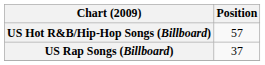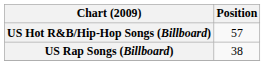(237, 51) 37 -> (237, 51) 38
